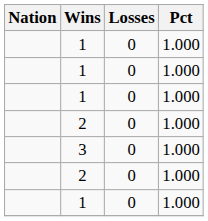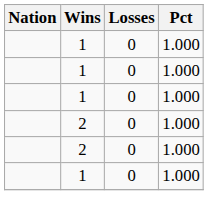- row: (32, 150)
